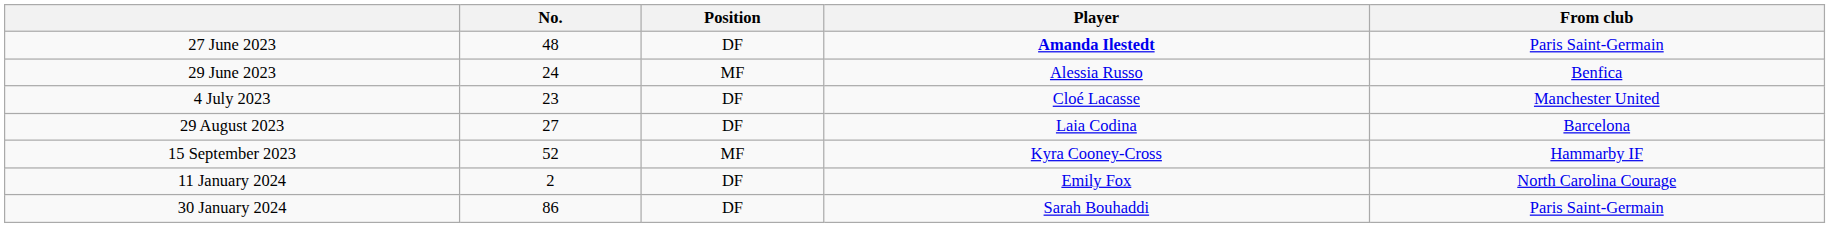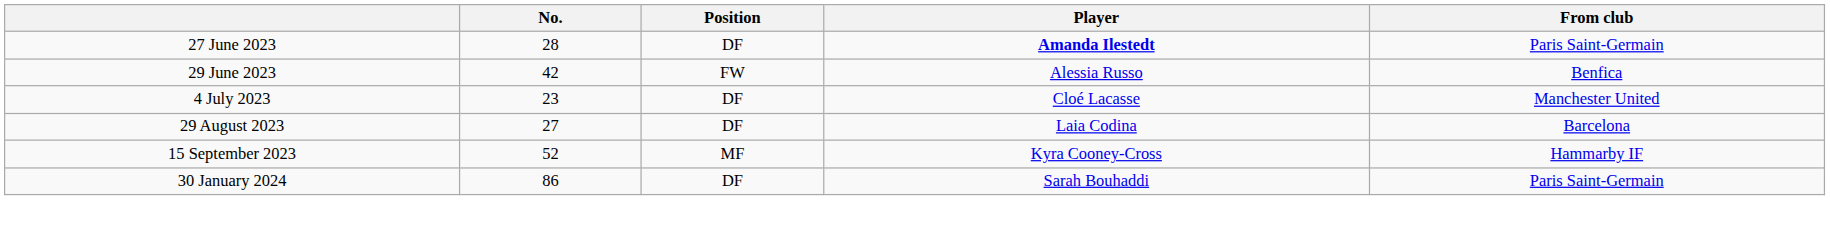(550, 44) 48 -> (550, 44) 28
(550, 71) 24 -> (550, 71) 42
(732, 71) MF -> (732, 71) FW
- row: (232, 180)
